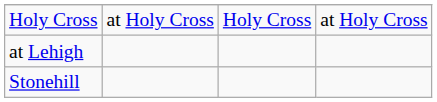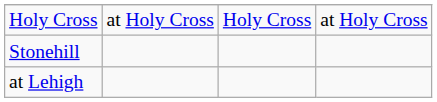rows swapped: (46, 50) <-> (44, 81)
